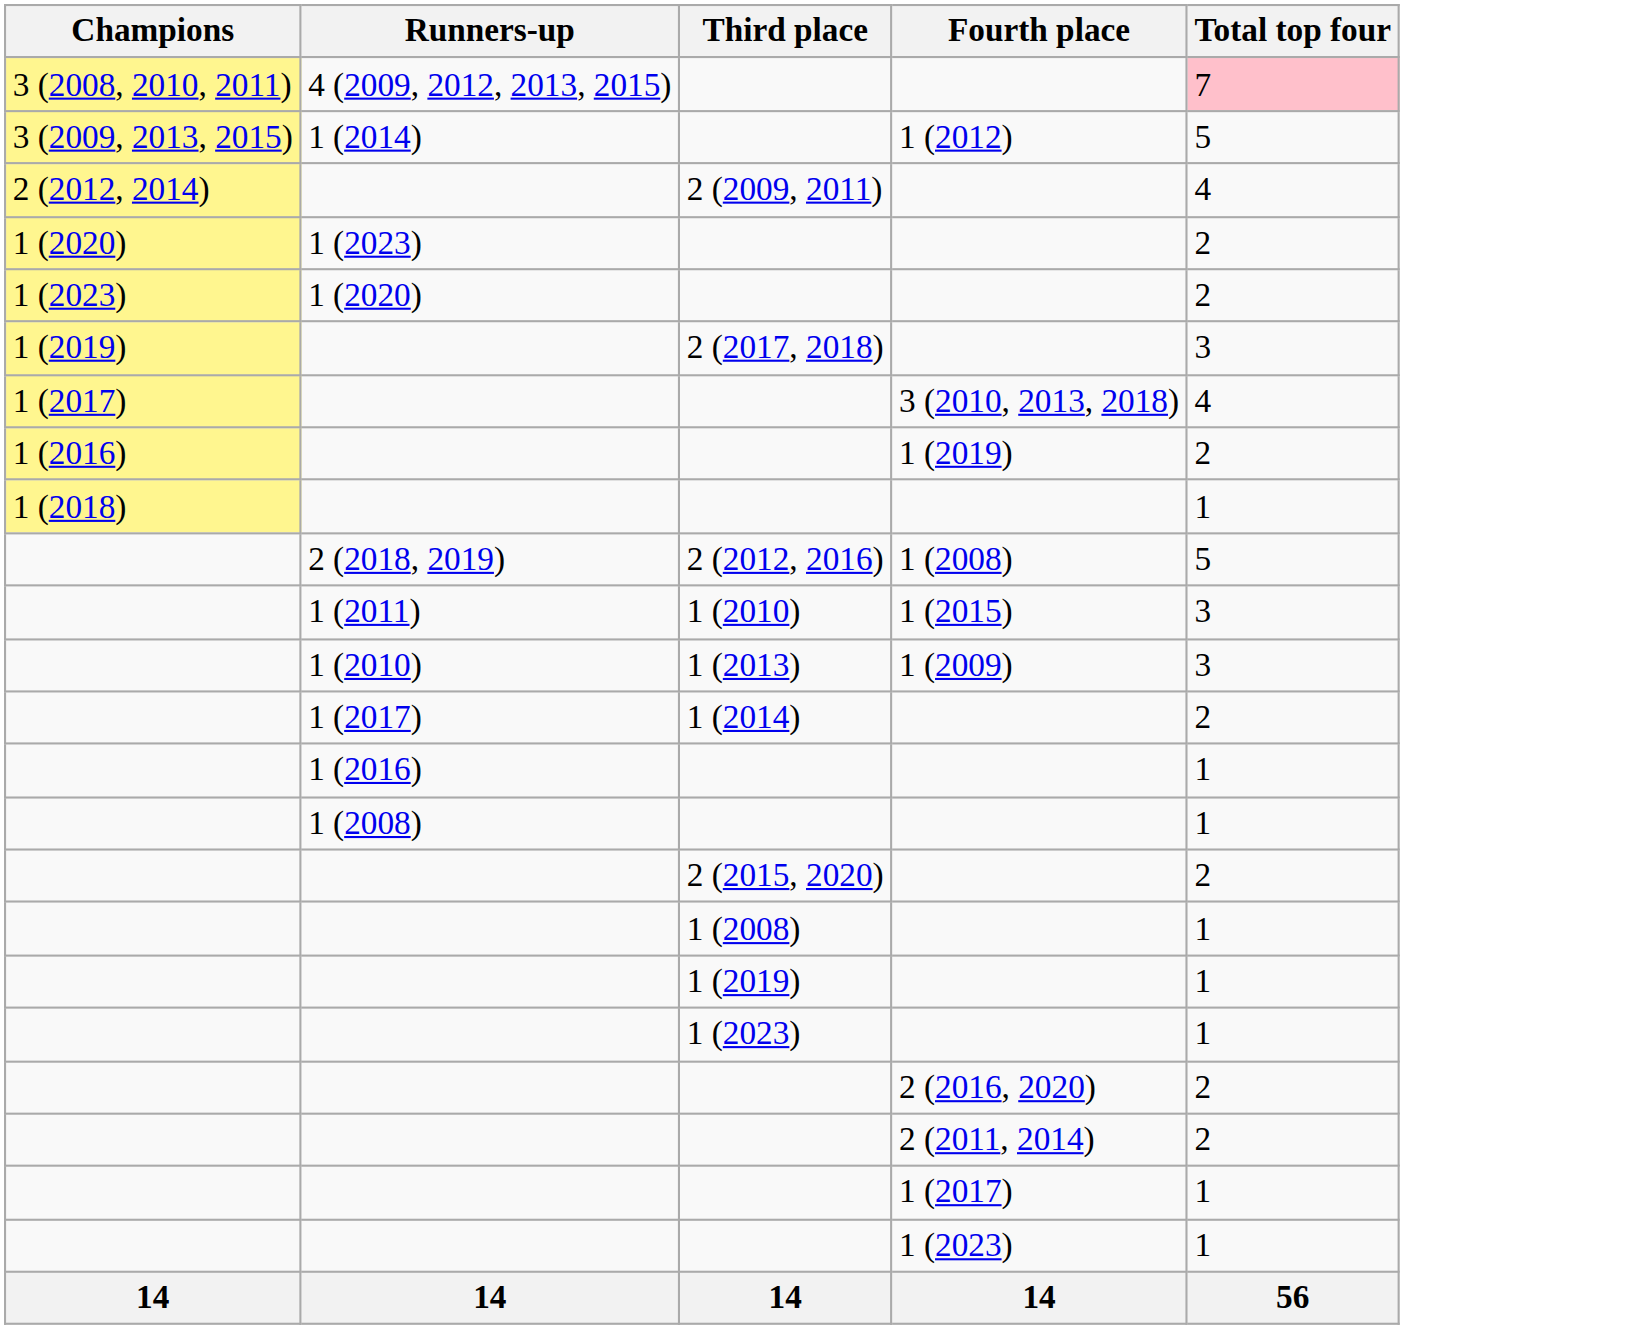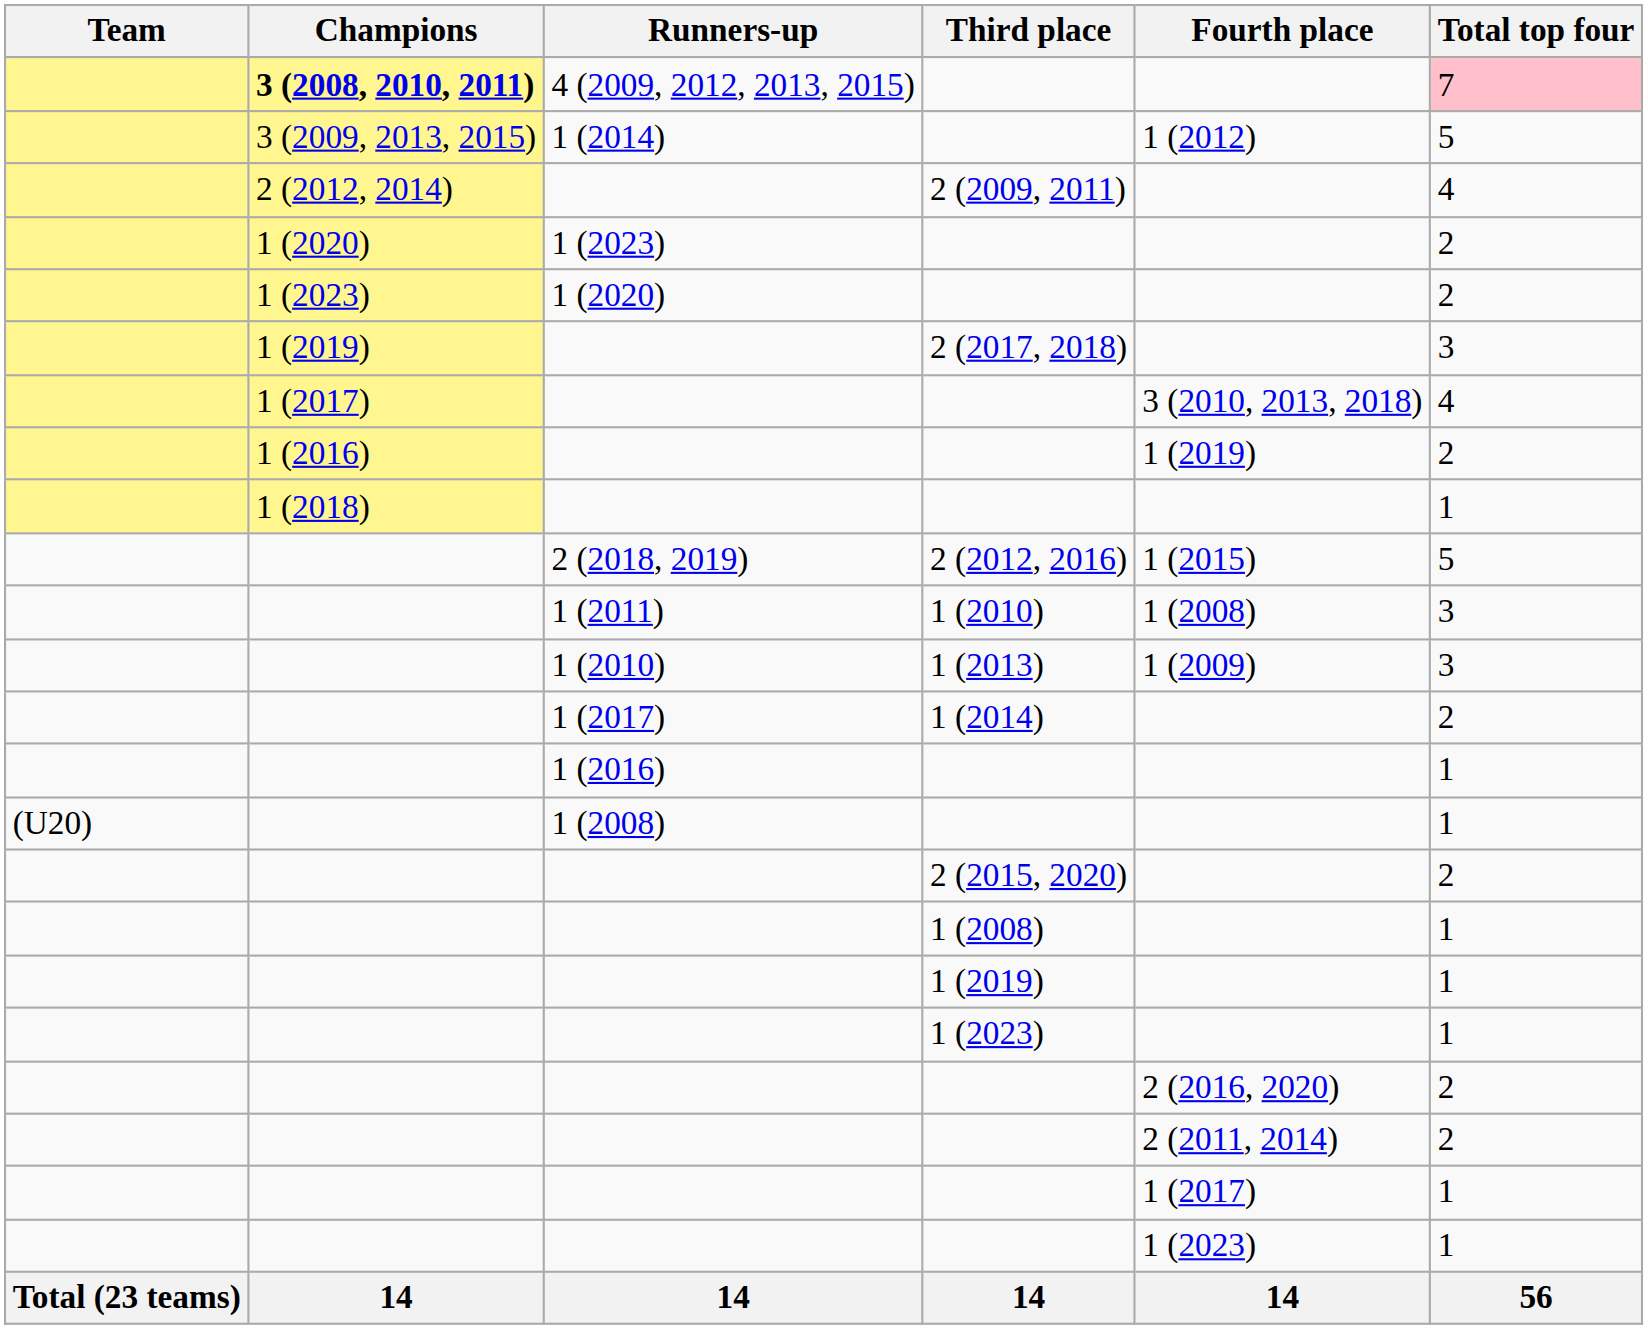+ column: (127, 30)
(152, 83) normal -> (395, 83) bold
(956, 558) 1 (2008) -> (1199, 558) 1 (2015)
(956, 611) 1 (2015) -> (1199, 611) 1 (2008)
